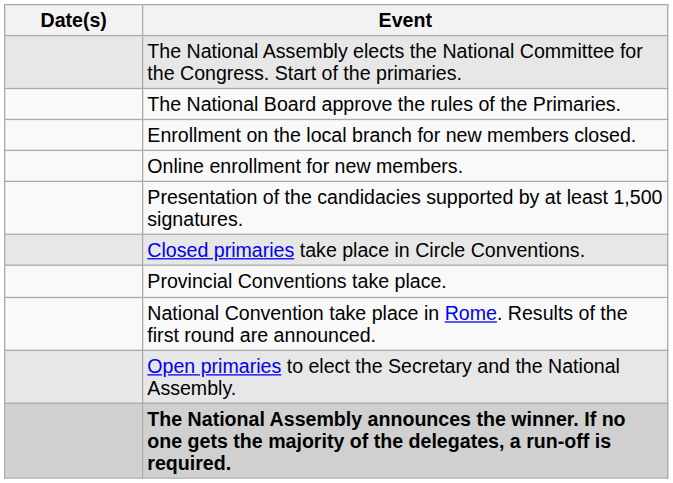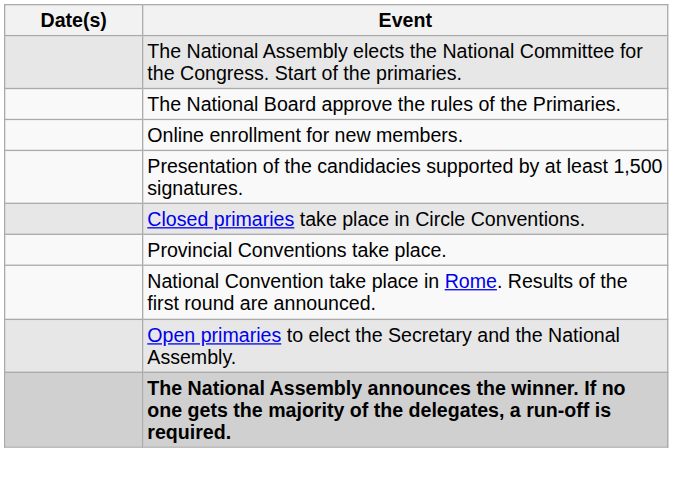- row: (392, 135)
